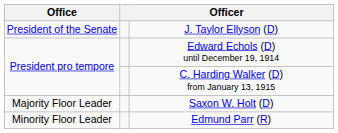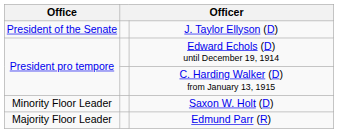(62, 103) Majority Floor Leader -> (62, 103) Minority Floor Leader
(62, 120) Minority Floor Leader -> (62, 120) Majority Floor Leader
